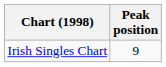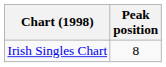(136, 51) 9 -> (136, 51) 8
